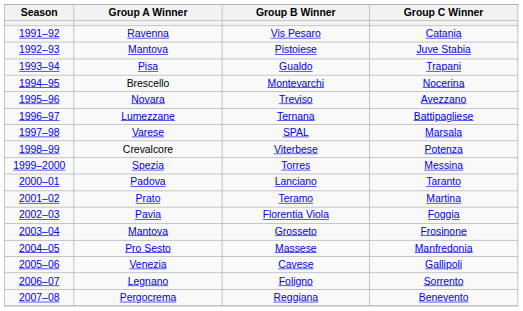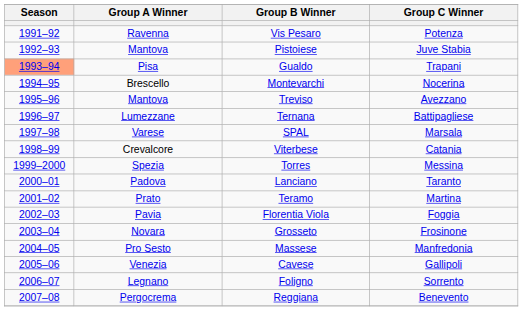(444, 34) Catania -> (444, 34) Potenza
(39, 67) no background -> (39, 67) lightsalmon background
(148, 100) Novara -> (148, 100) Mantova
(444, 149) Potenza -> (444, 149) Catania
(148, 231) Mantova -> (148, 231) Novara
